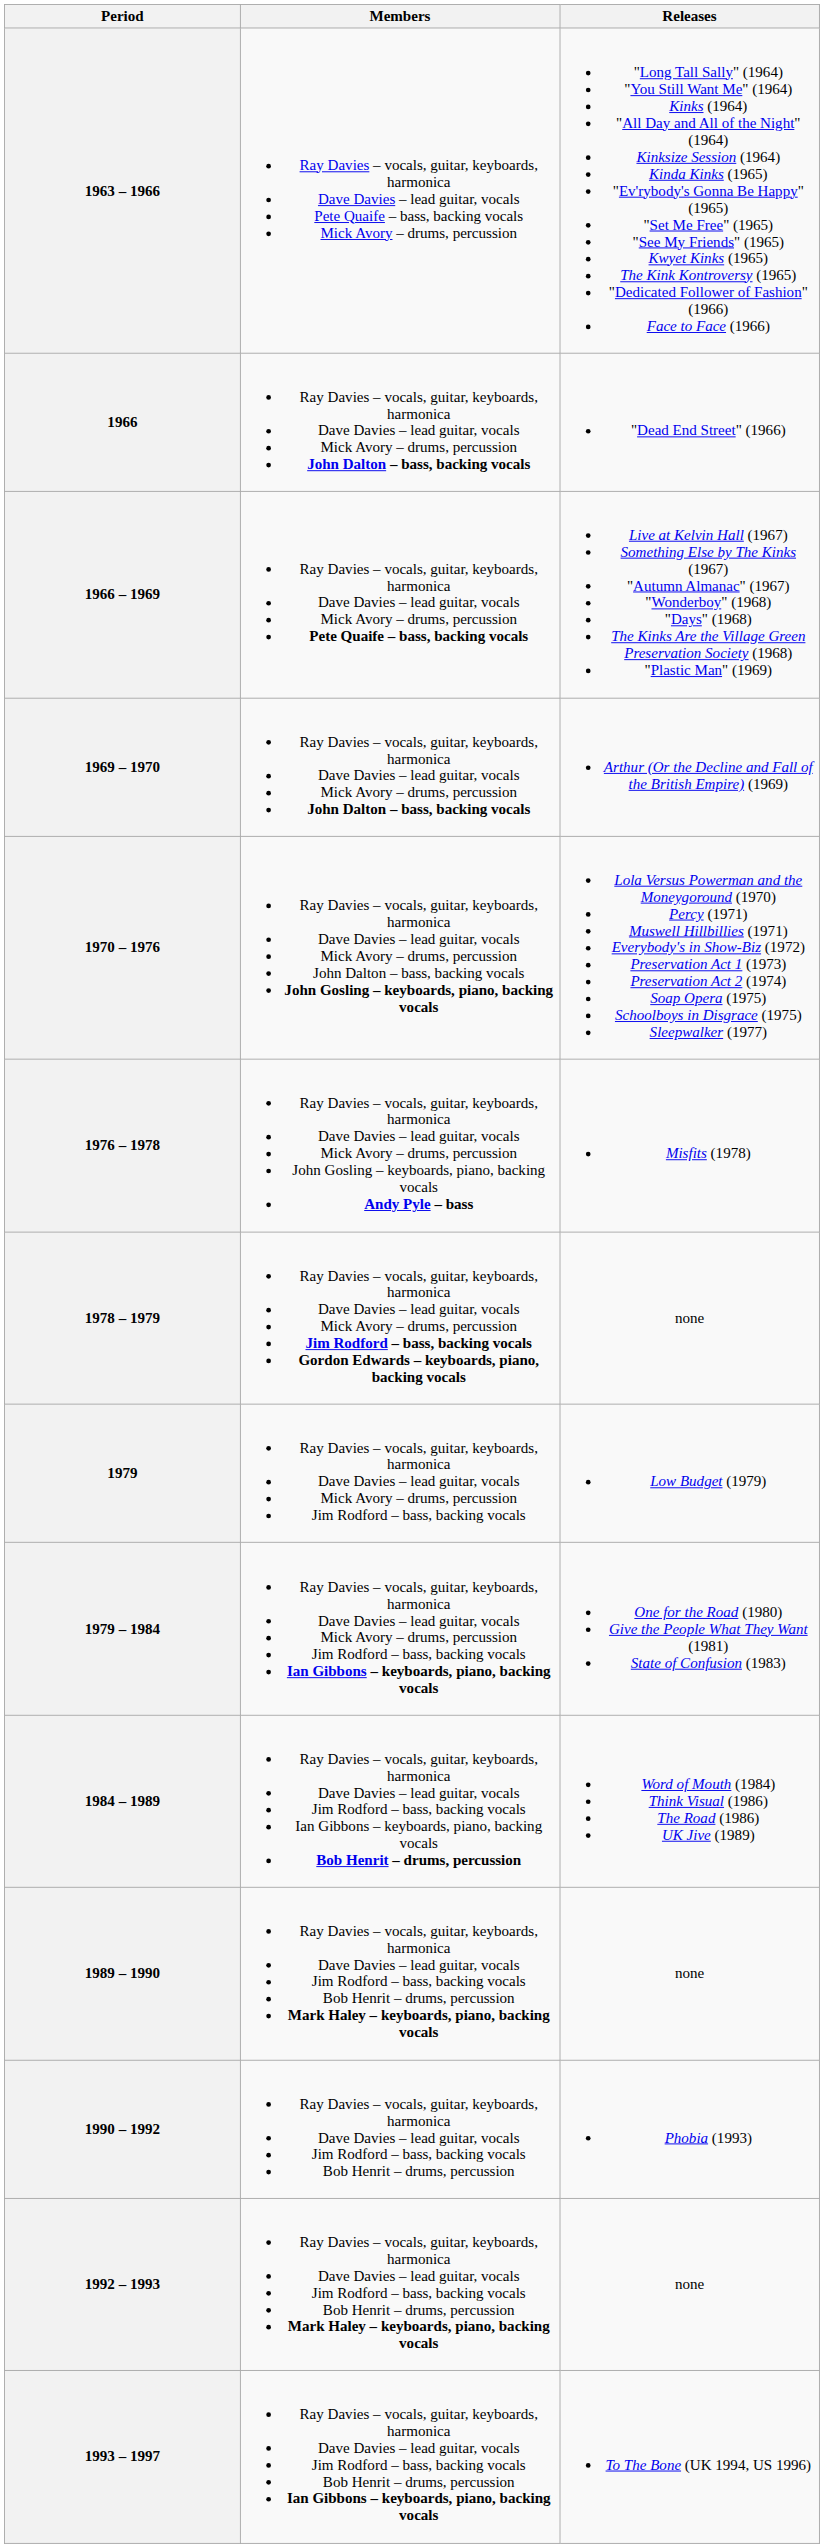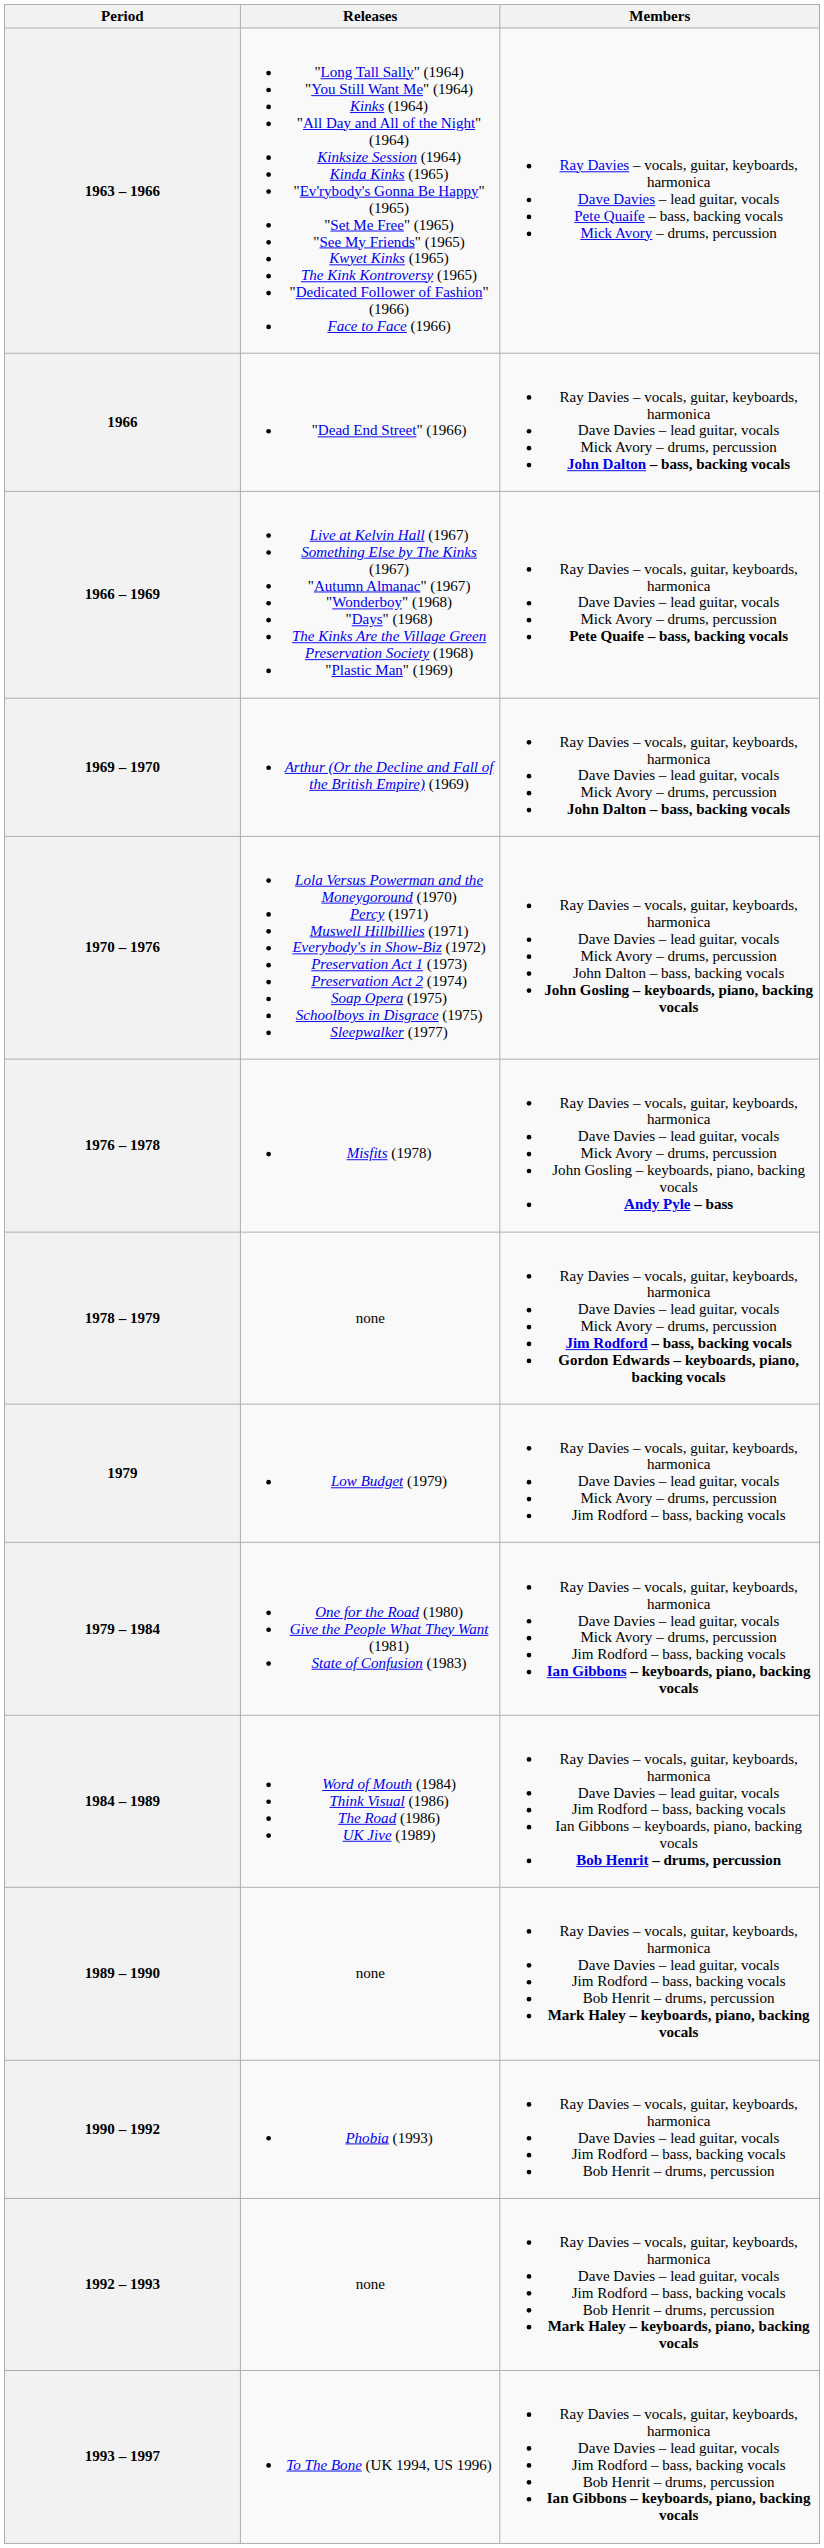columns swapped: (400, 16) <-> (690, 16)
